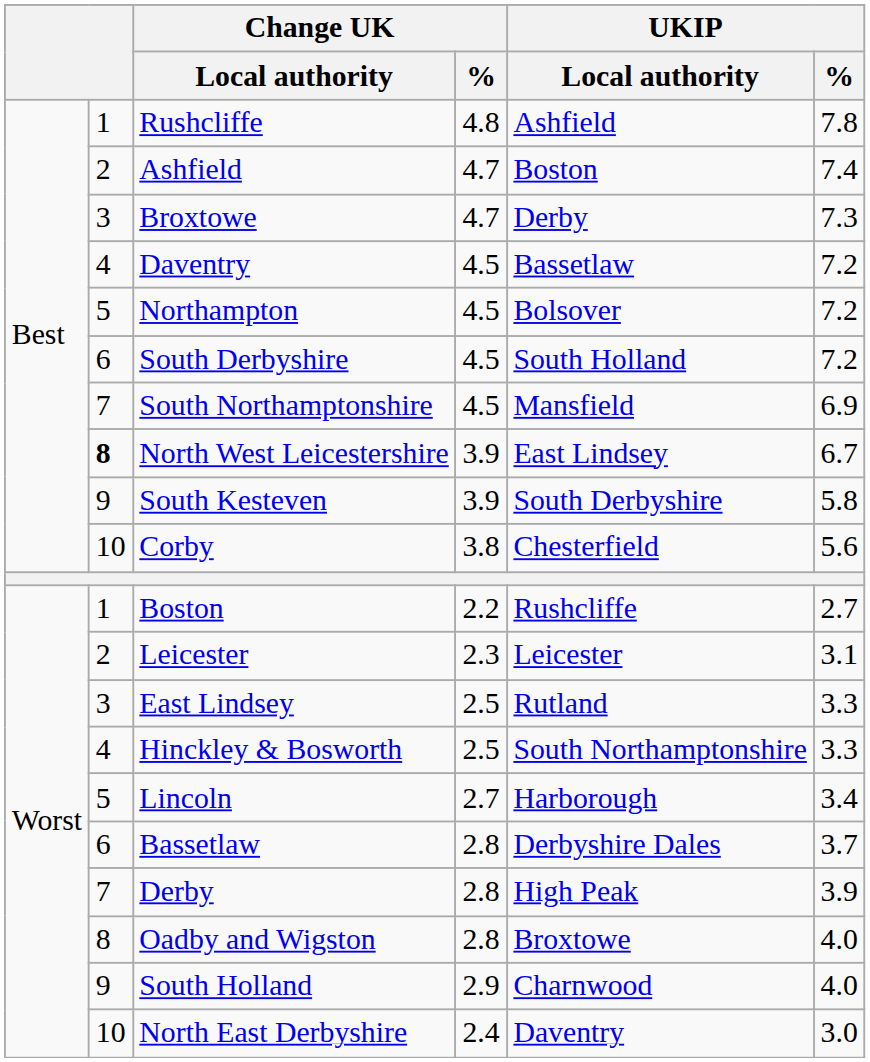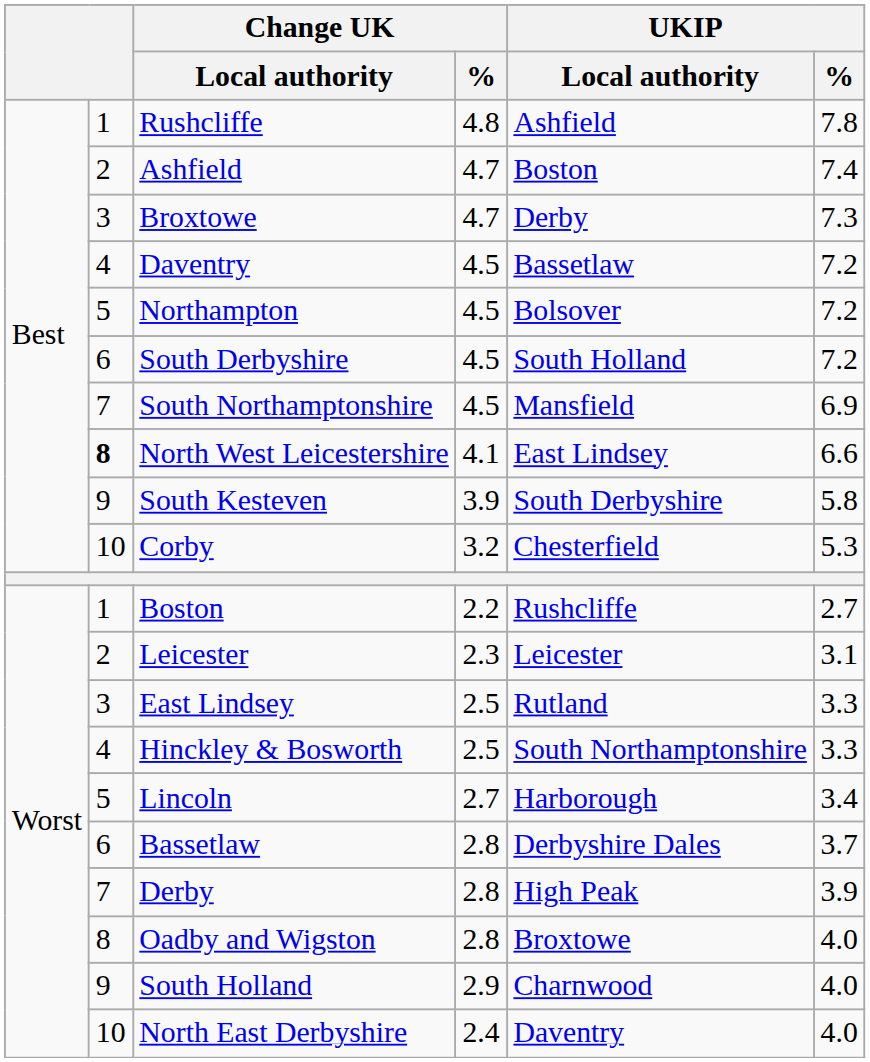(481, 452) 3.9 -> (481, 452) 4.1
(839, 452) 6.7 -> (839, 452) 6.6
(481, 547) 3.8 -> (481, 547) 3.2
(839, 547) 5.6 -> (839, 547) 5.3
(839, 1032) 3.0 -> (839, 1032) 4.0
